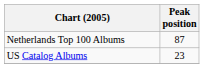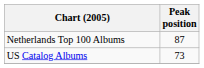(180, 55) 23 -> (180, 55) 73
